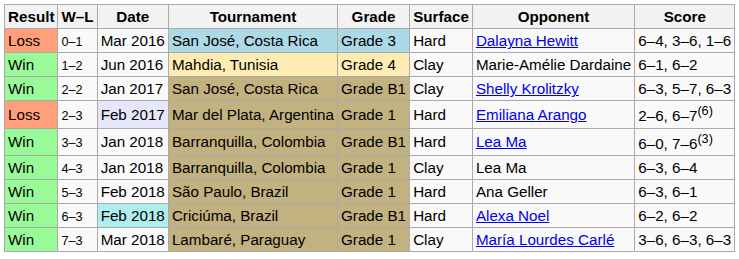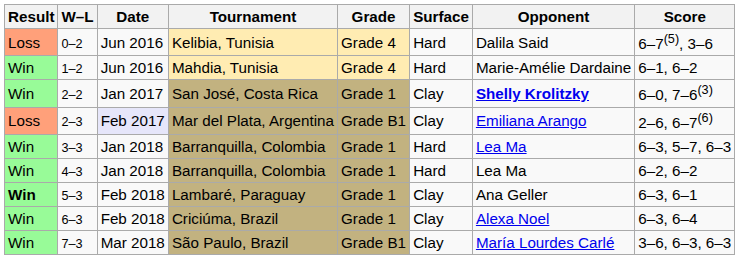- row: (72, 42)
+ row: (72, 44)
(428, 65) Clay -> (430, 68) Hard
(374, 89) Grade B1 -> (368, 94) Grade 1
(527, 89) normal -> (532, 94) bold
(685, 89) 6–3, 5–7, 6–3 -> (676, 94) 6–0, 7–6(3)
(368, 114) Grade 1 -> (374, 121) Grade B1
(430, 114) Hard -> (428, 121) Clay
(374, 142) Grade B1 -> (368, 146) Grade 1
(676, 142) 6–0, 7–6(3) -> (685, 146) 6–3, 5–7, 6–3
(428, 167) Clay -> (430, 170) Hard
(668, 167) 6–3, 6–4 -> (668, 170) 6–2, 6–2
(21, 191) normal -> (22, 194) bold
(230, 191) São Paulo, Brazil -> (239, 194) Lambaré, Paraguay
(430, 191) Hard -> (428, 194) Clay
(133, 215) paleturquoise background -> (133, 218) no background
(374, 215) Grade B1 -> (368, 218) Grade 1
(430, 215) Hard -> (428, 218) Clay
(668, 215) 6–2, 6–2 -> (668, 218) 6–3, 6–4
(239, 239) Lambaré, Paraguay -> (230, 242) São Paulo, Brazil
(368, 239) Grade 1 -> (374, 242) Grade B1
